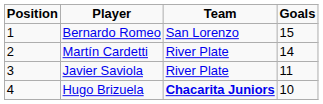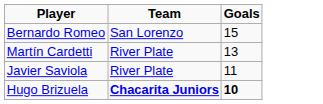- column: (32, 14)
(287, 52) 14 -> (231, 52) 13
(287, 90) normal -> (231, 90) bold
